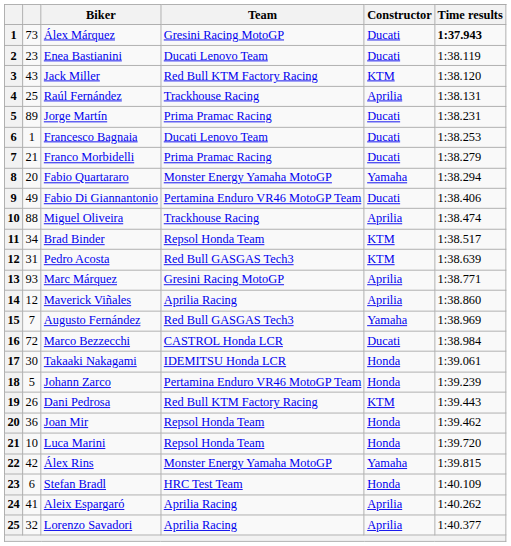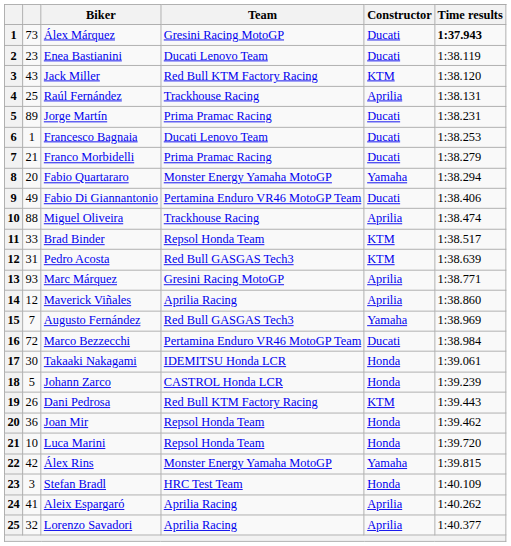(32, 238) 34 -> (32, 238) 33
(223, 340) CASTROL Honda LCR -> (263, 340) Pertamina Enduro VR46 MotoGP Team
(263, 381) Pertamina Enduro VR46 MotoGP Team -> (223, 381) CASTROL Honda LCR
(32, 483) 6 -> (32, 483) 3
